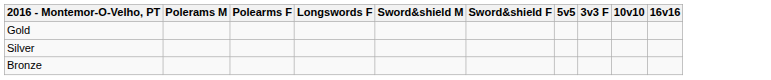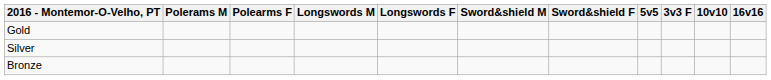+ column: (336, 13)
